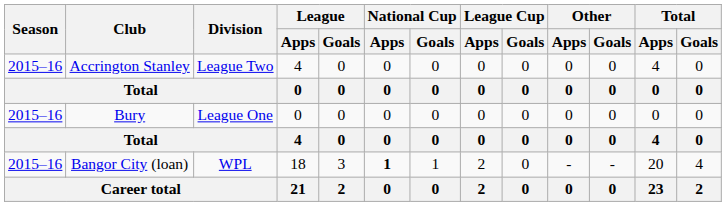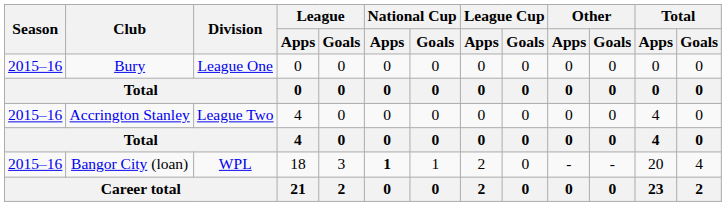rows swapped: (130, 115) <-> (130, 66)
